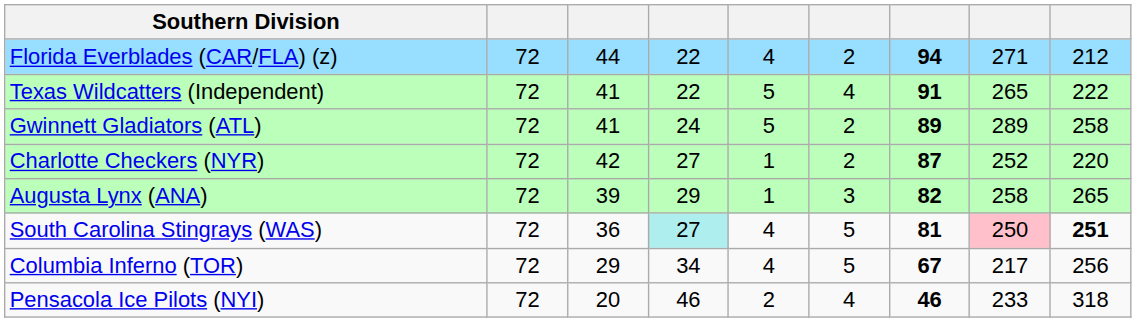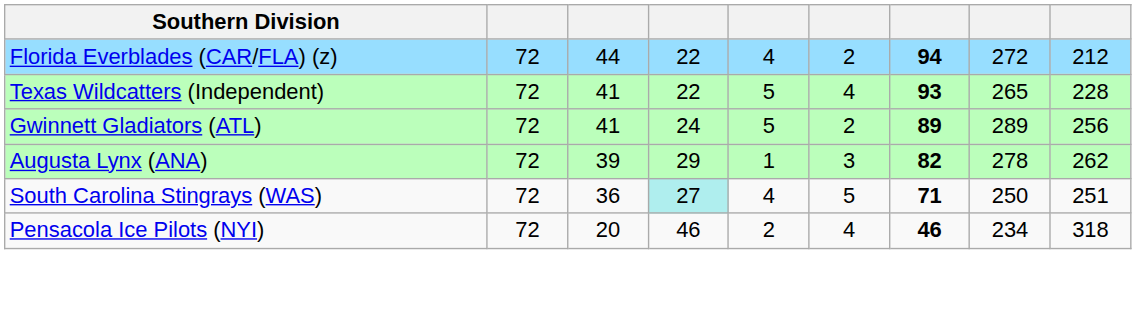(1010, 56) 271 -> (1010, 56) 272
(930, 91) 91 -> (930, 91) 93
(1090, 91) 222 -> (1090, 91) 228
(1090, 126) 258 -> (1090, 126) 256
- row: (137, 160)
(1010, 195) 258 -> (1010, 160) 278
(1090, 195) 265 -> (1090, 160) 262
(930, 230) 81 -> (930, 195) 71
(1010, 230) pink background -> (1010, 195) no background
(1090, 230) bold -> (1090, 195) normal
- row: (126, 265)
(1010, 299) 233 -> (1010, 230) 234
